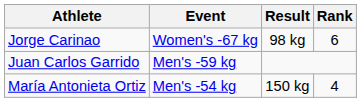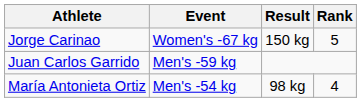(287, 40) 98 kg -> (287, 40) 150 kg
(335, 40) 6 -> (335, 40) 5
(287, 86) 150 kg -> (287, 86) 98 kg
